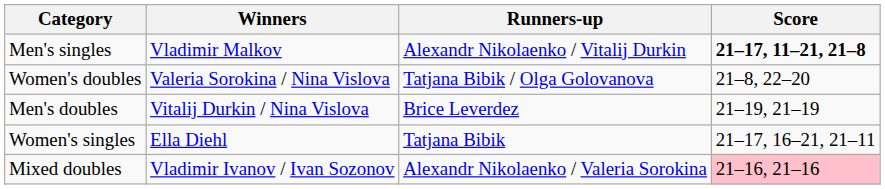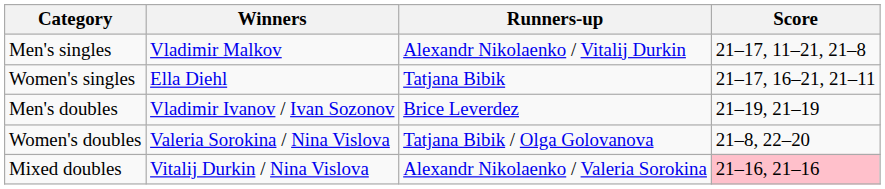(791, 49) bold -> (791, 49) normal
rows swapped: (72, 139) <-> (75, 79)
(259, 109) Vitalij Durkin / Nina Vislova -> (272, 109) Vladimir Ivanov / Ivan Sozonov
(272, 169) Vladimir Ivanov / Ivan Sozonov -> (259, 169) Vitalij Durkin / Nina Vislova
